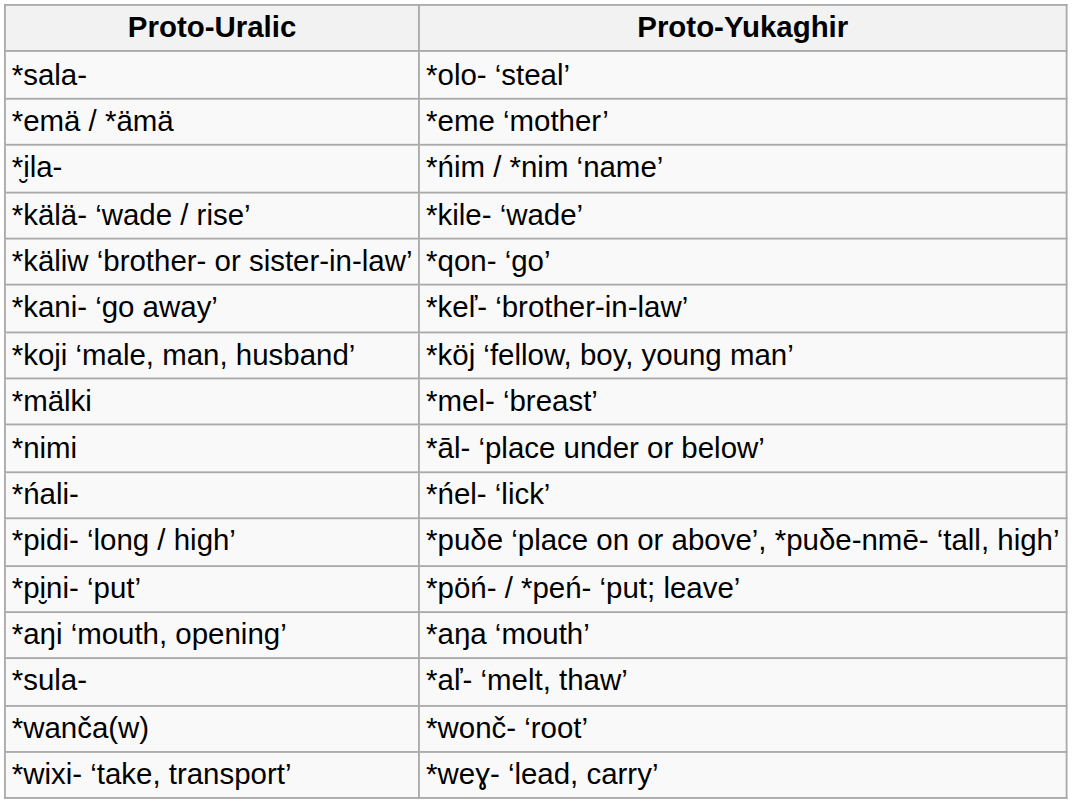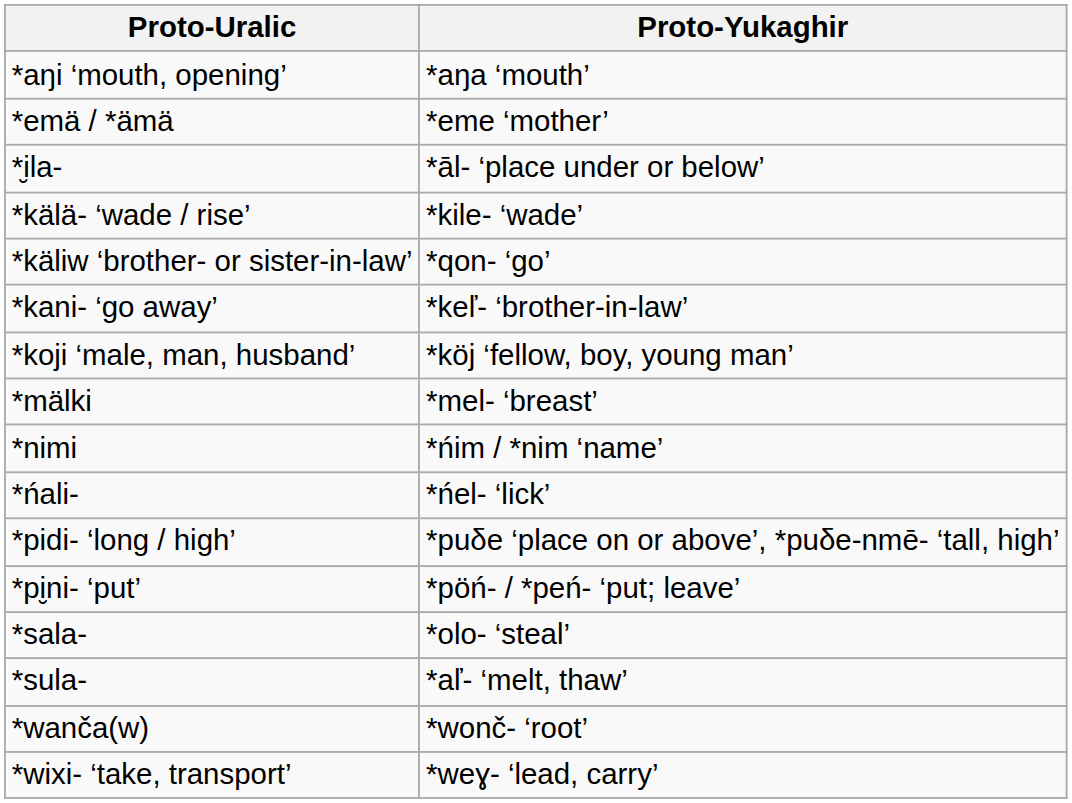rows swapped: (149, 634) <-> (49, 74)
(545, 167) *ńim / *nim ‘name’ -> (595, 167) *āl- ‘place under or below’
(595, 448) *āl- ‘place under or below’ -> (545, 448) *ńim / *nim ‘name’
